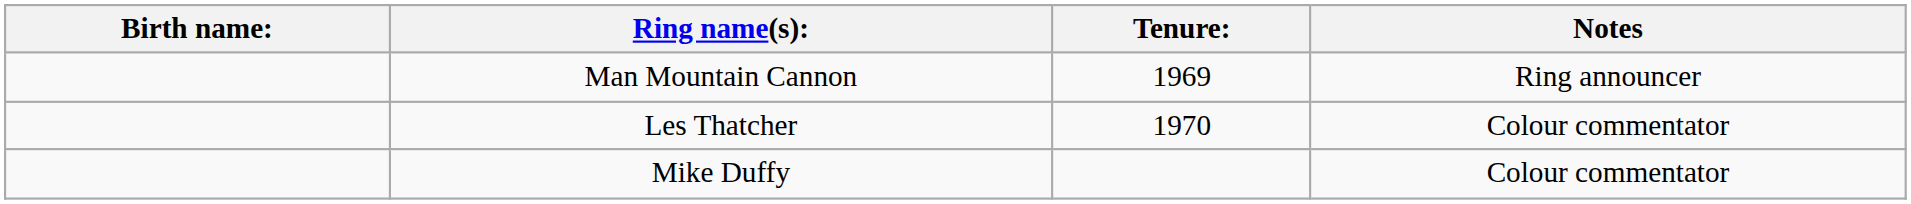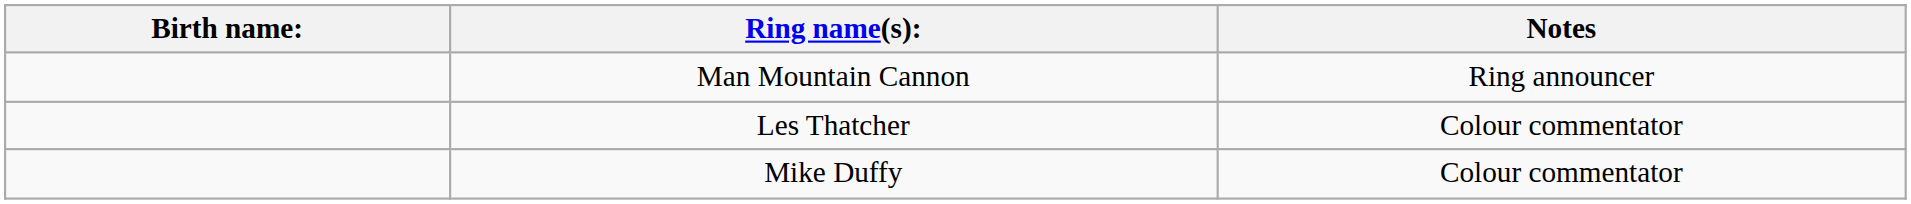- column: (1182, 28)
